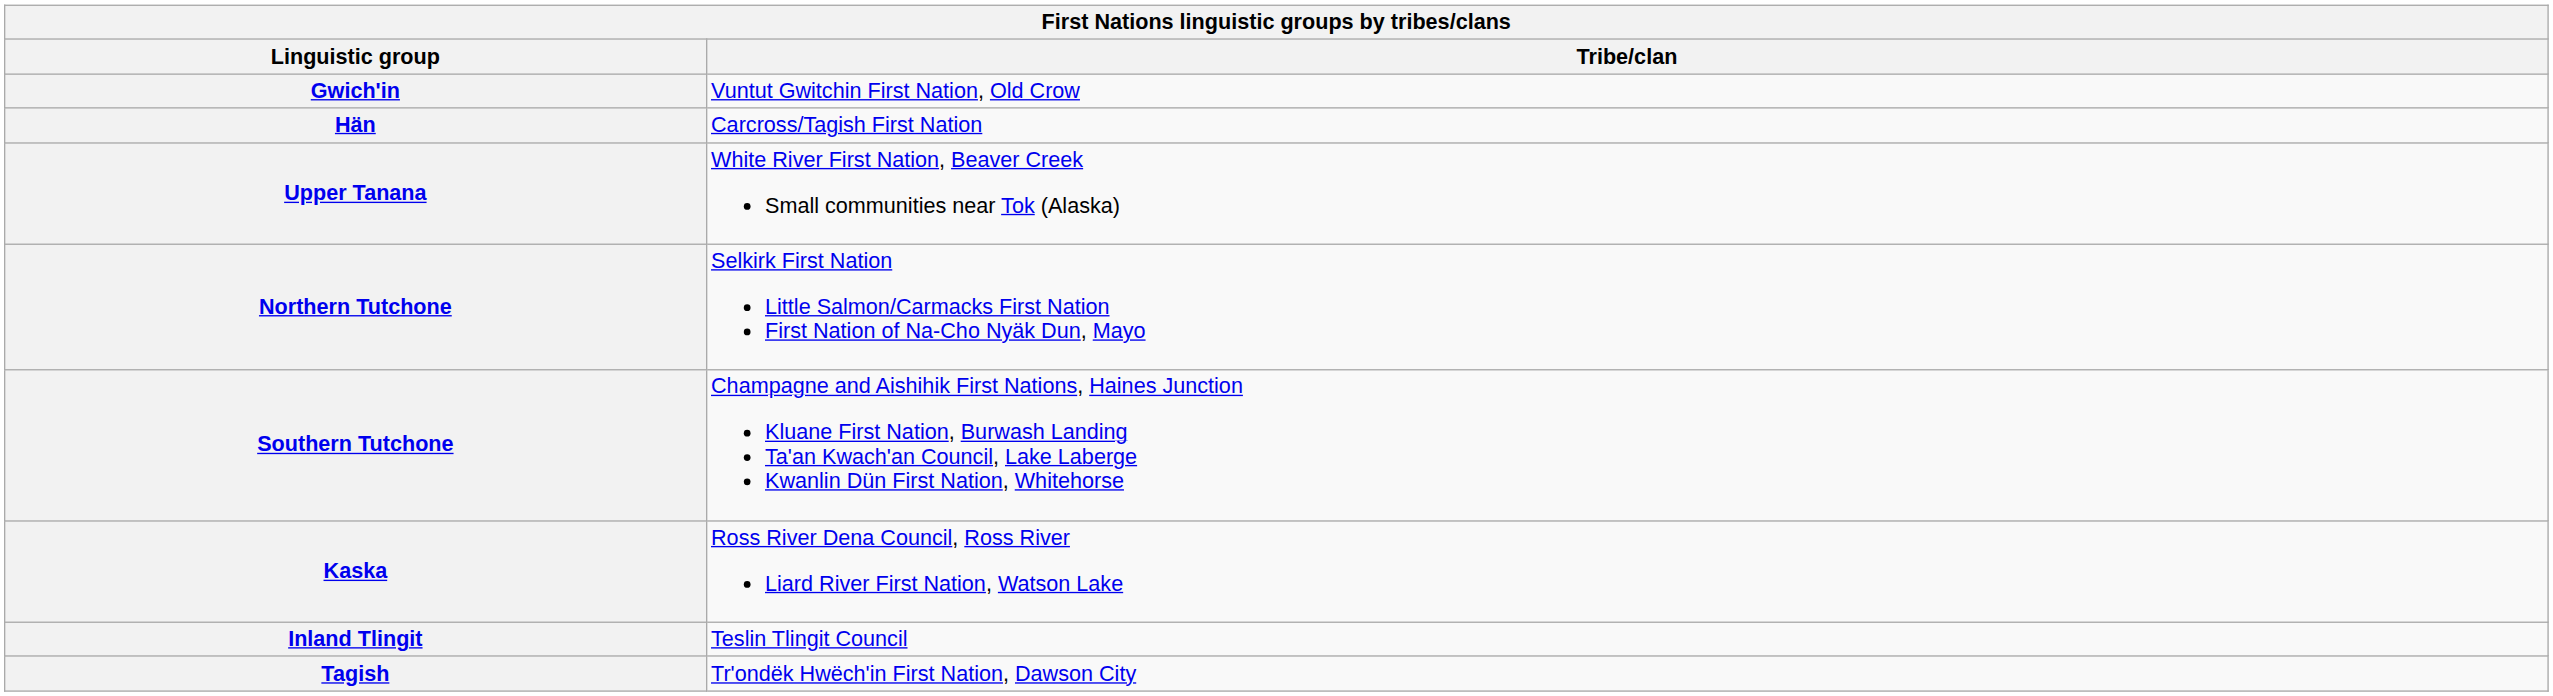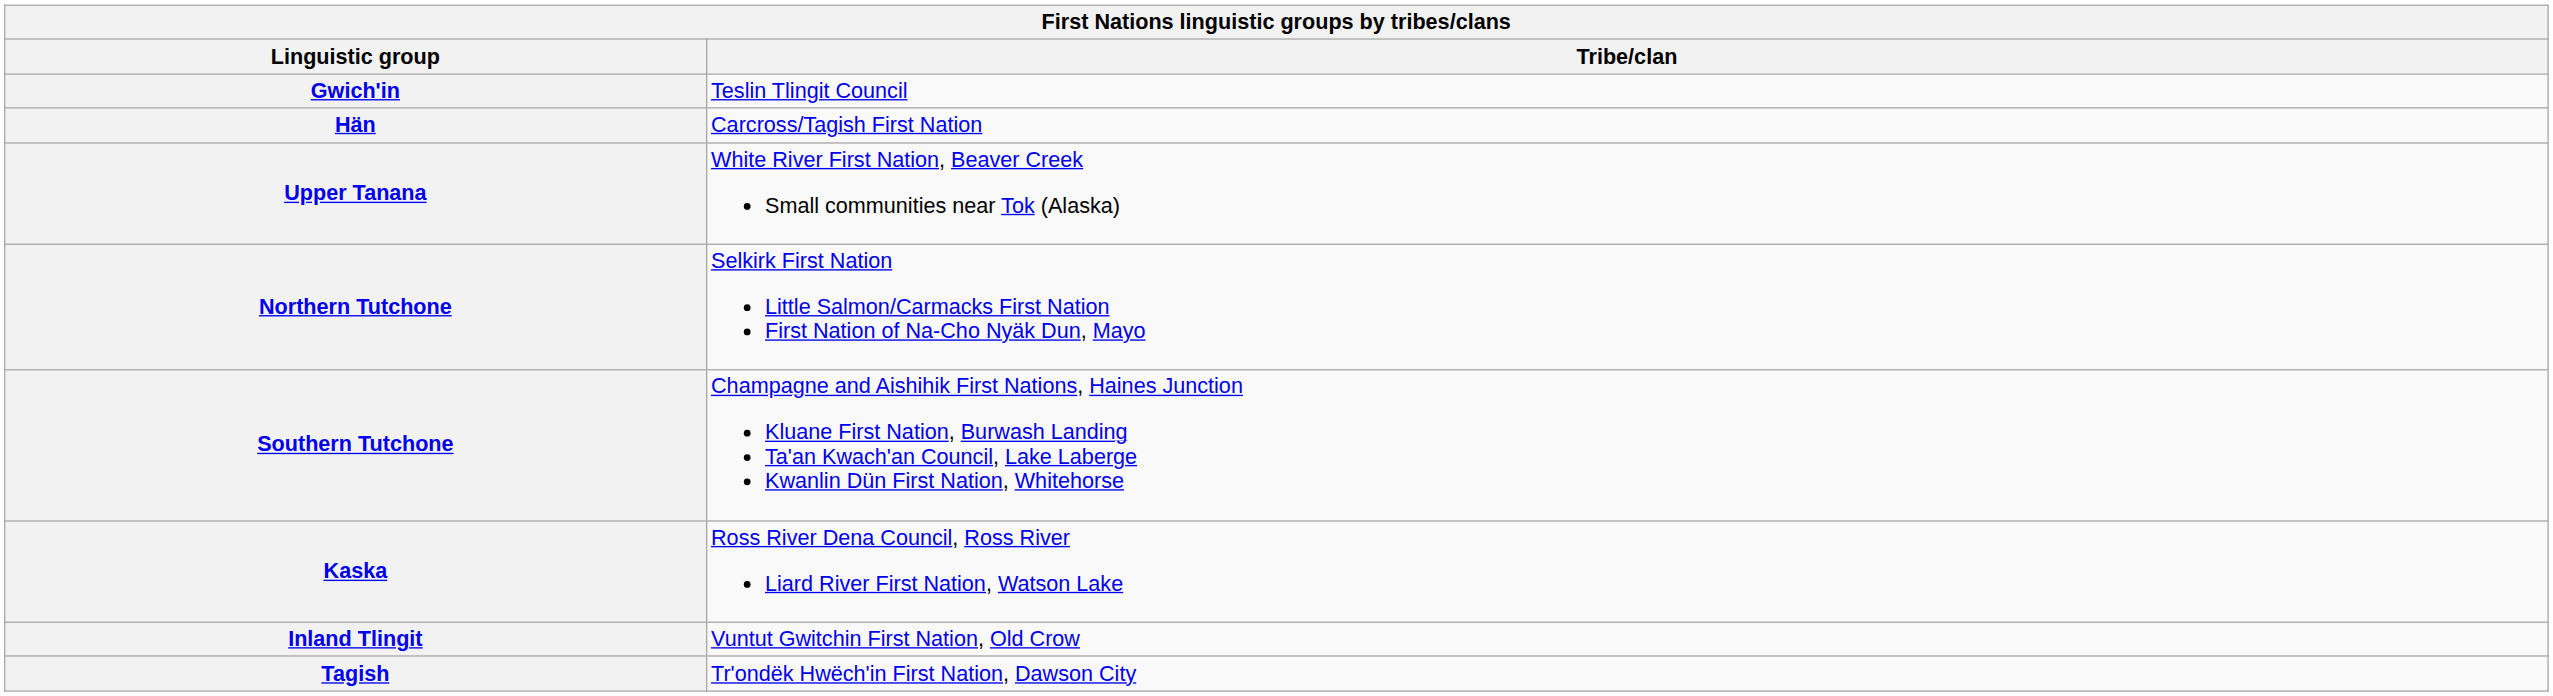(895, 90) Vuntut Gwitchin First Nation, Old Crow -> (809, 90) Teslin Tlingit Council
(809, 639) Teslin Tlingit Council -> (895, 639) Vuntut Gwitchin First Nation, Old Crow
